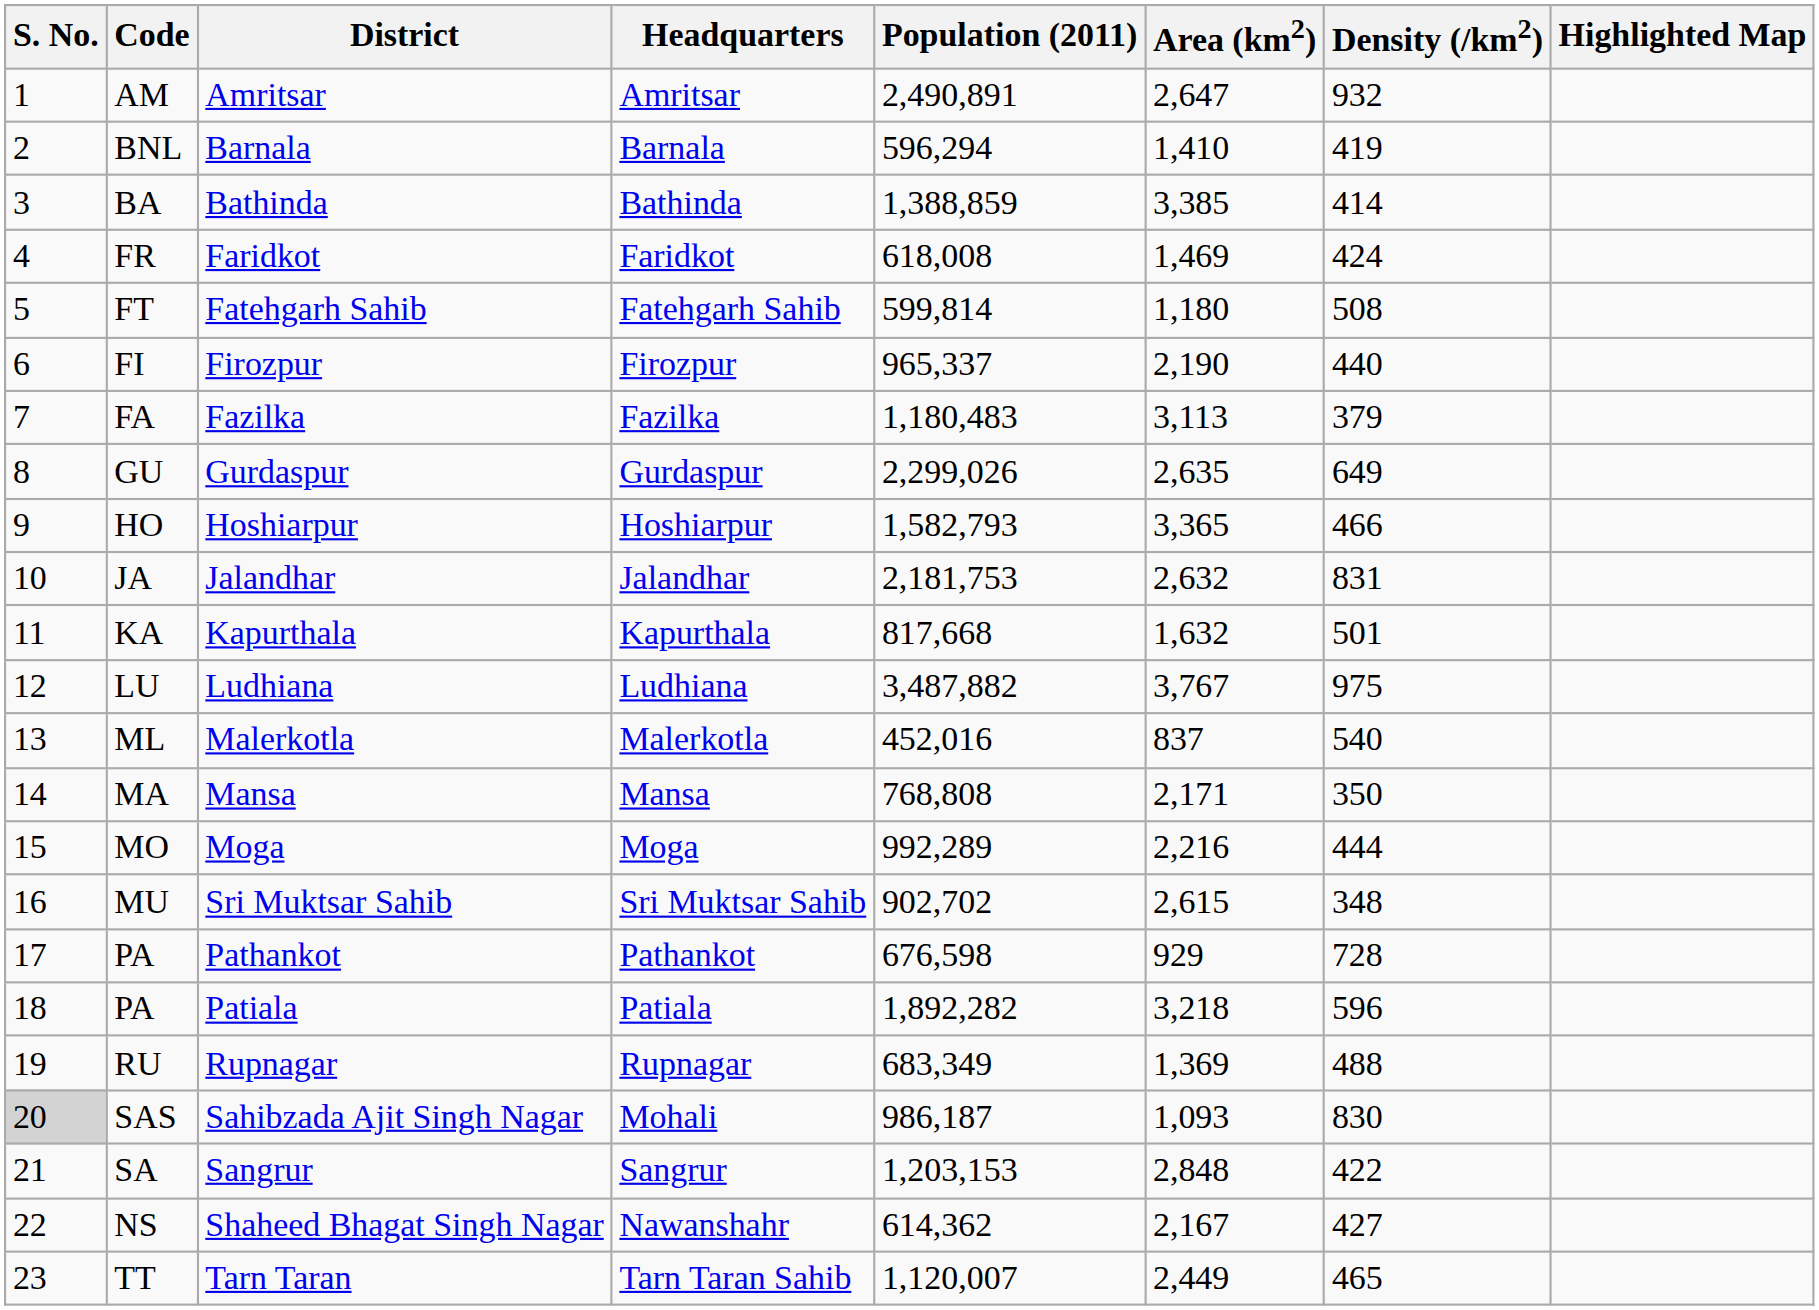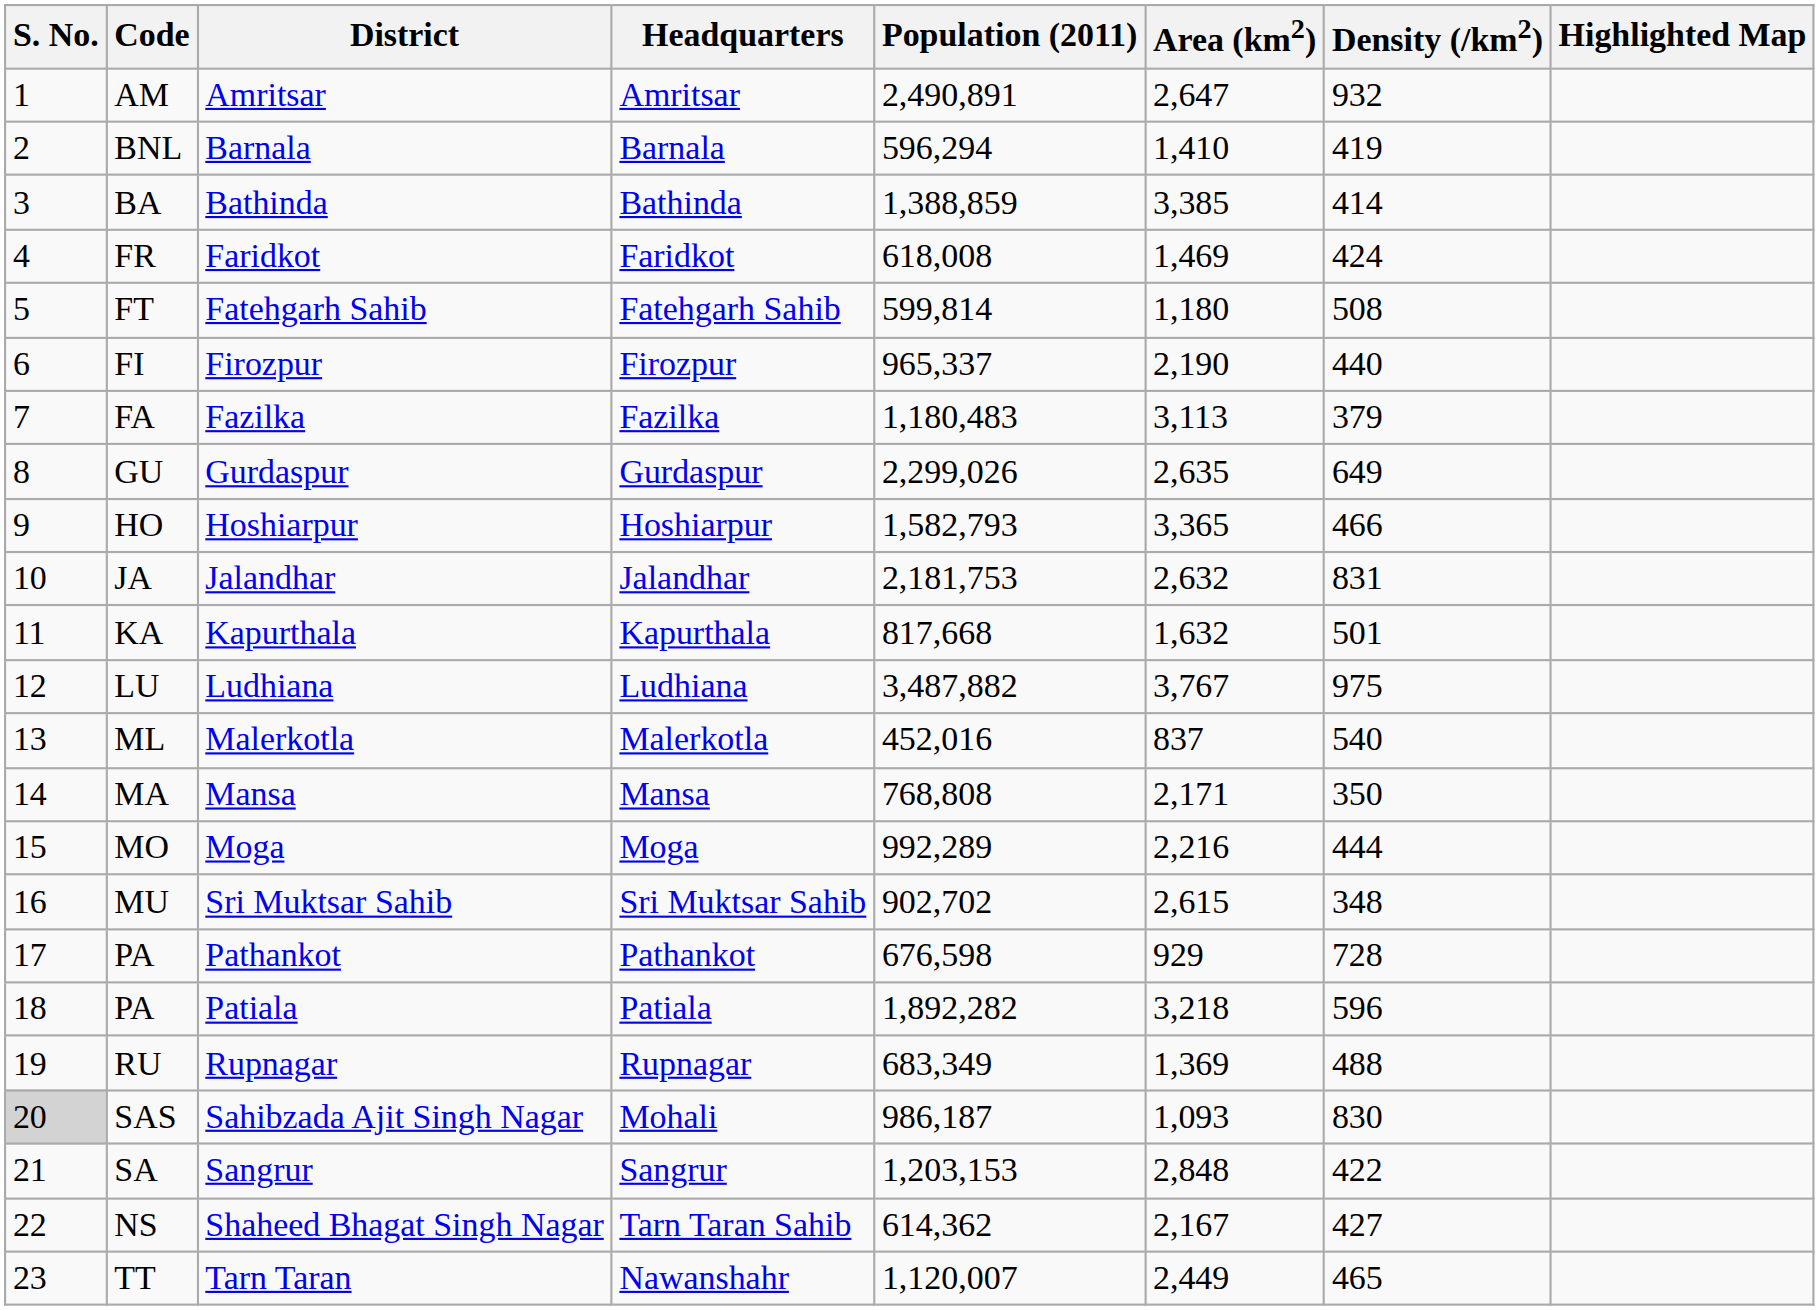(704, 1224) Nawanshahr -> (735, 1224) Tarn Taran Sahib
(735, 1277) Tarn Taran Sahib -> (704, 1277) Nawanshahr
